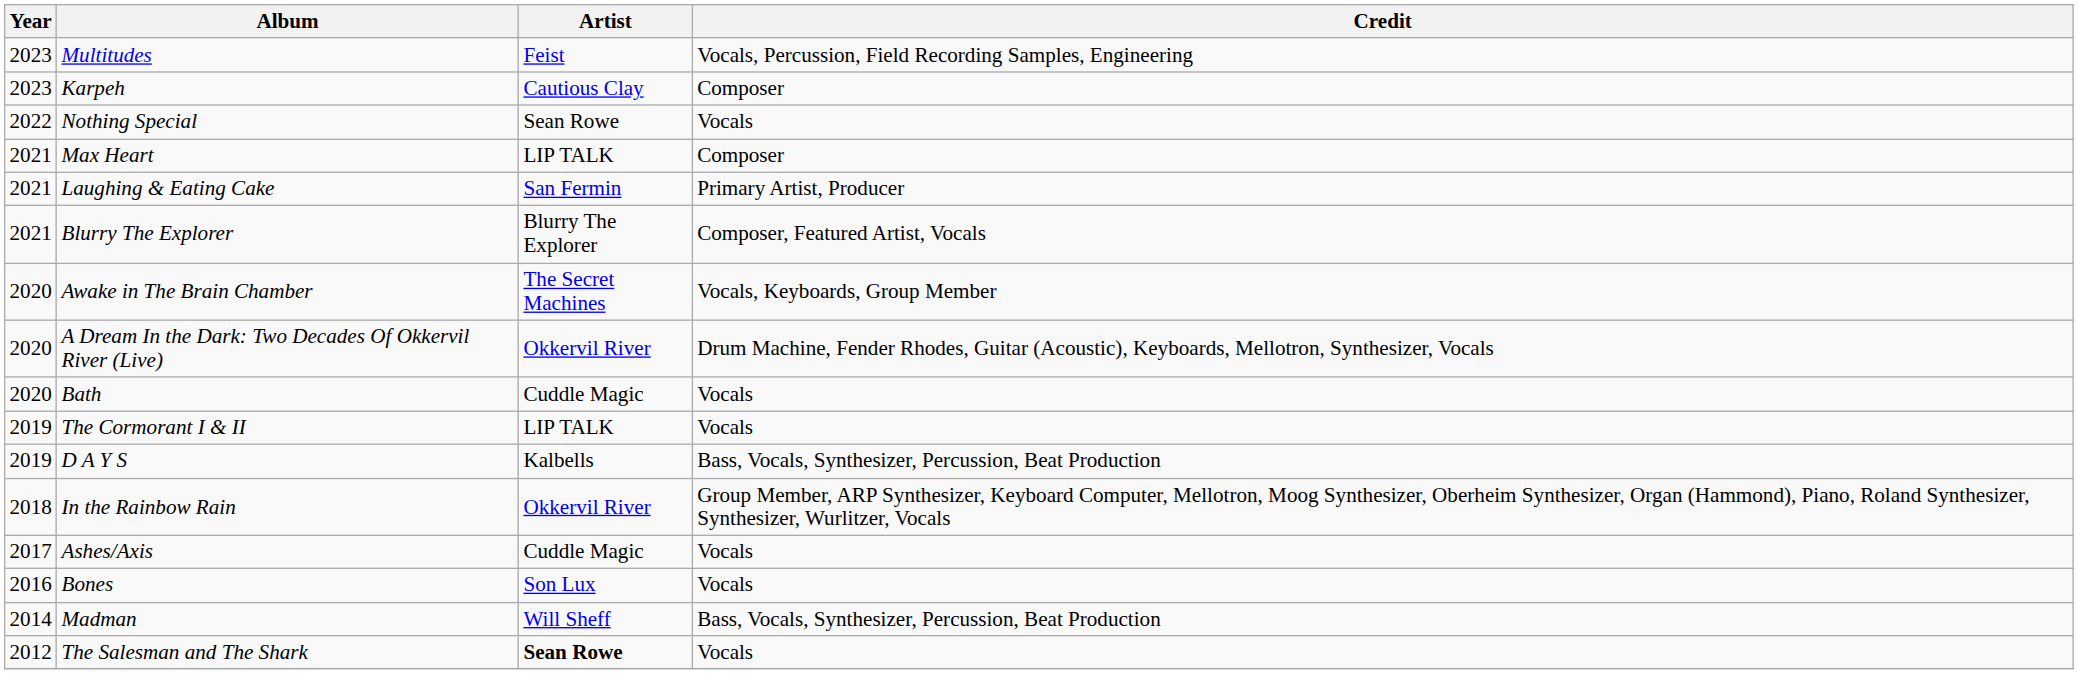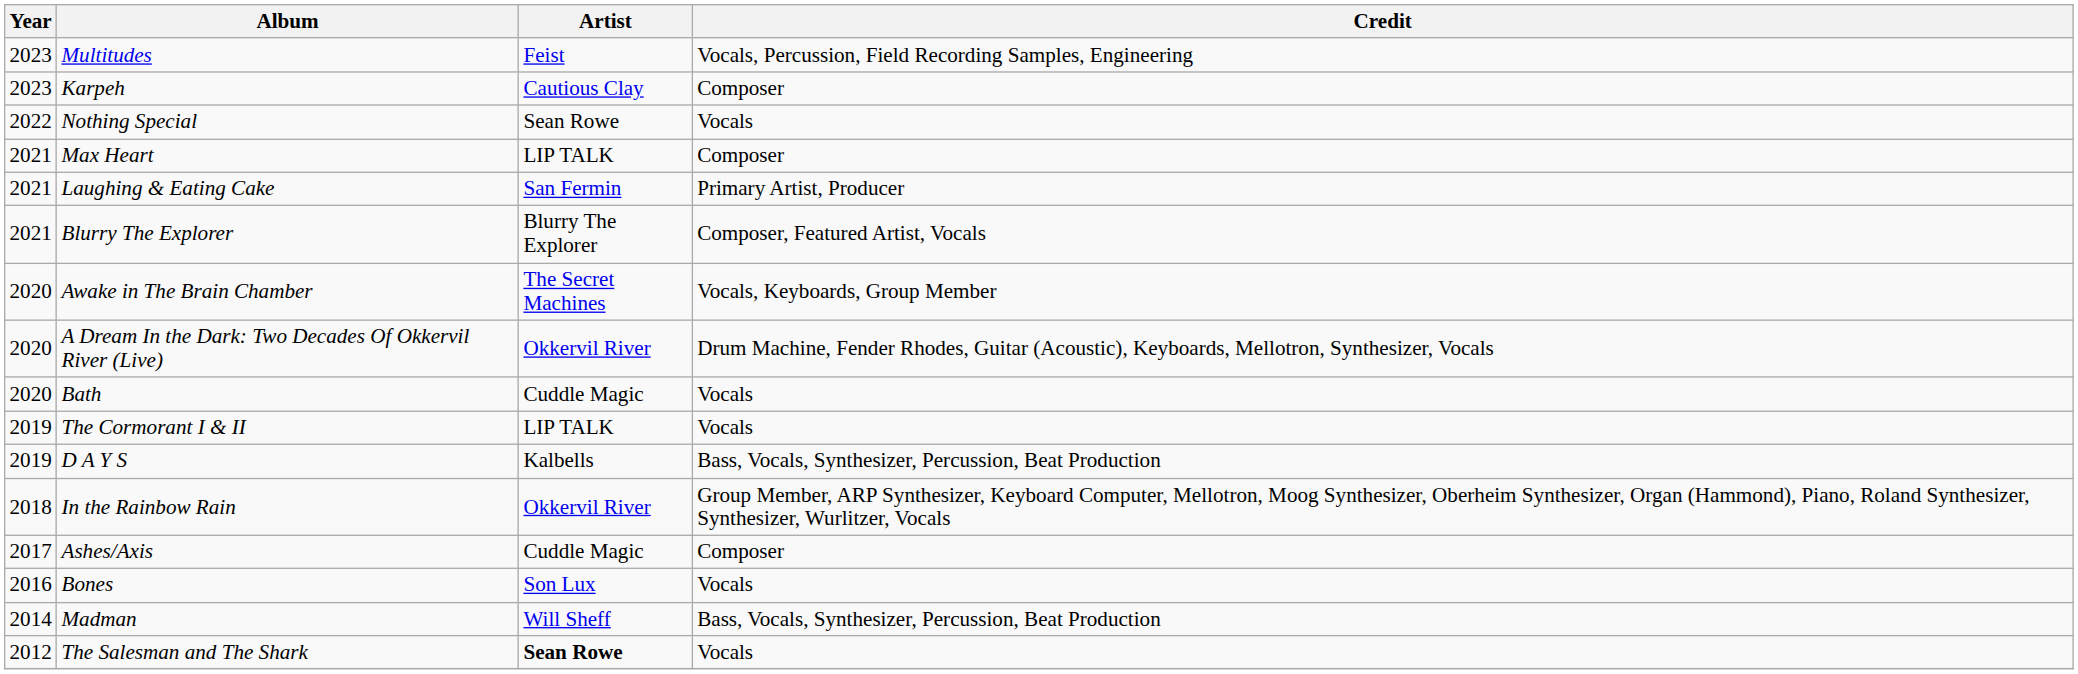(725, 551) Vocals -> (741, 551) Composer
